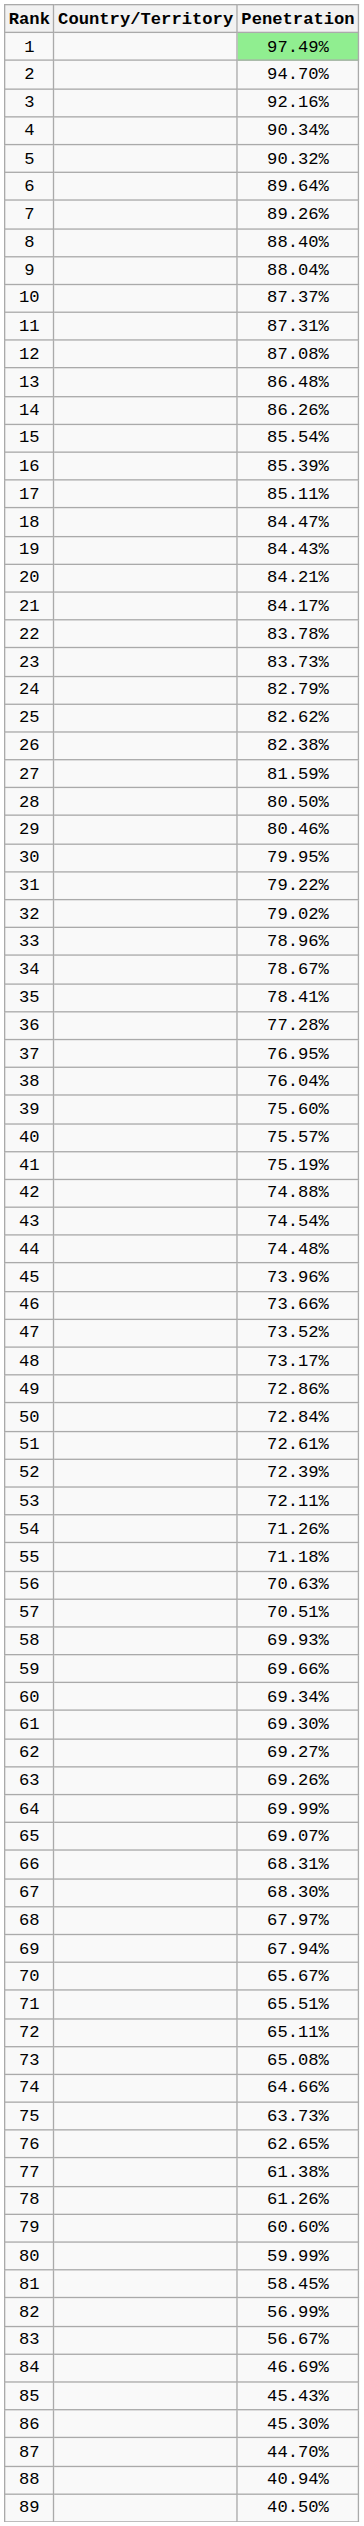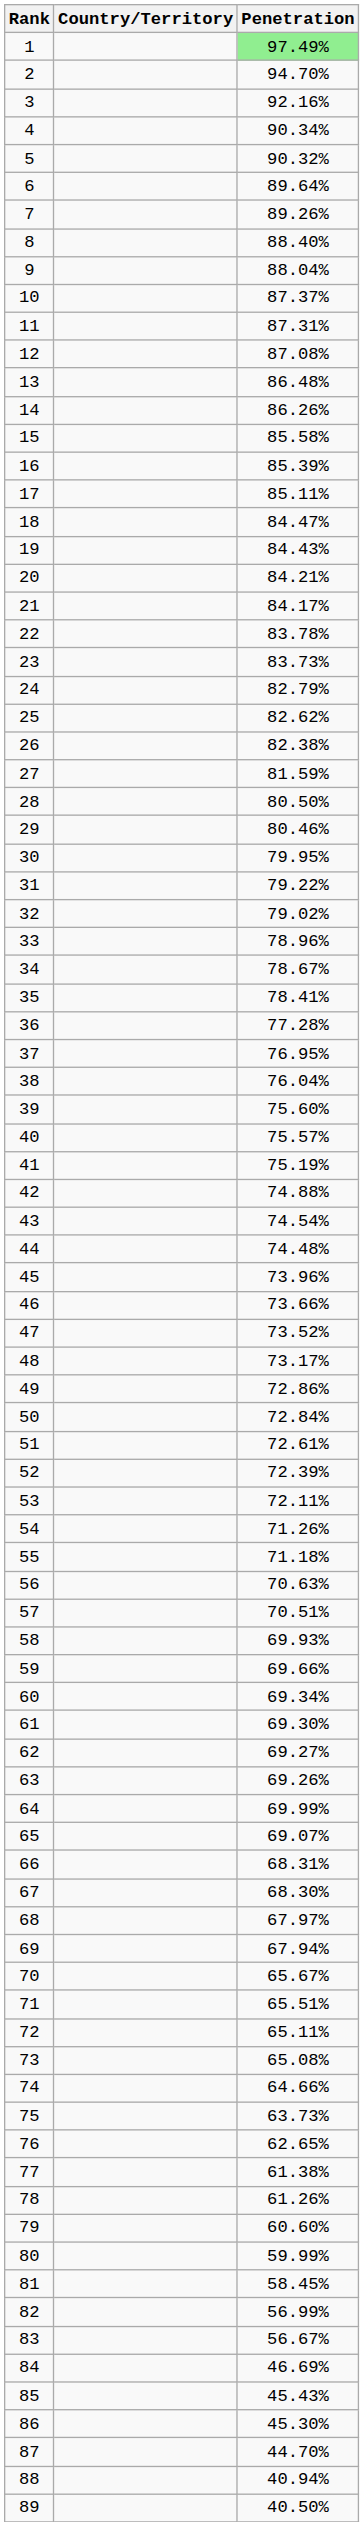(298, 438) 85.54% -> (298, 438) 85.58%
